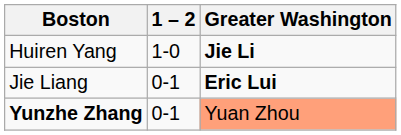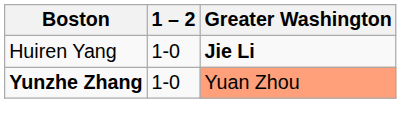- row: (49, 82)
(166, 113) 0-1 -> (166, 82) 1-0
